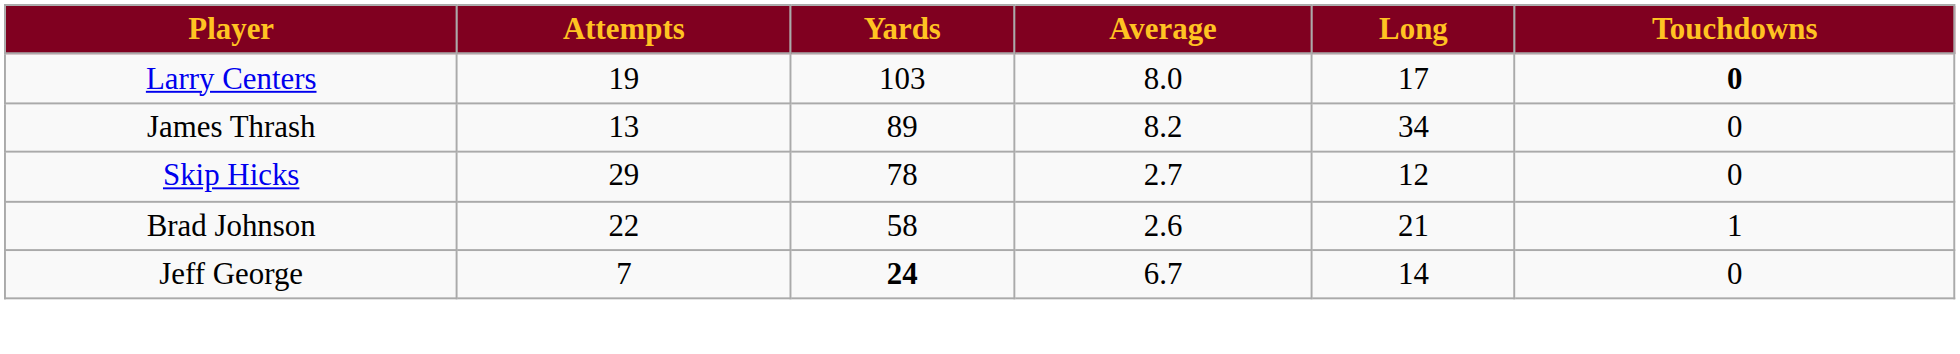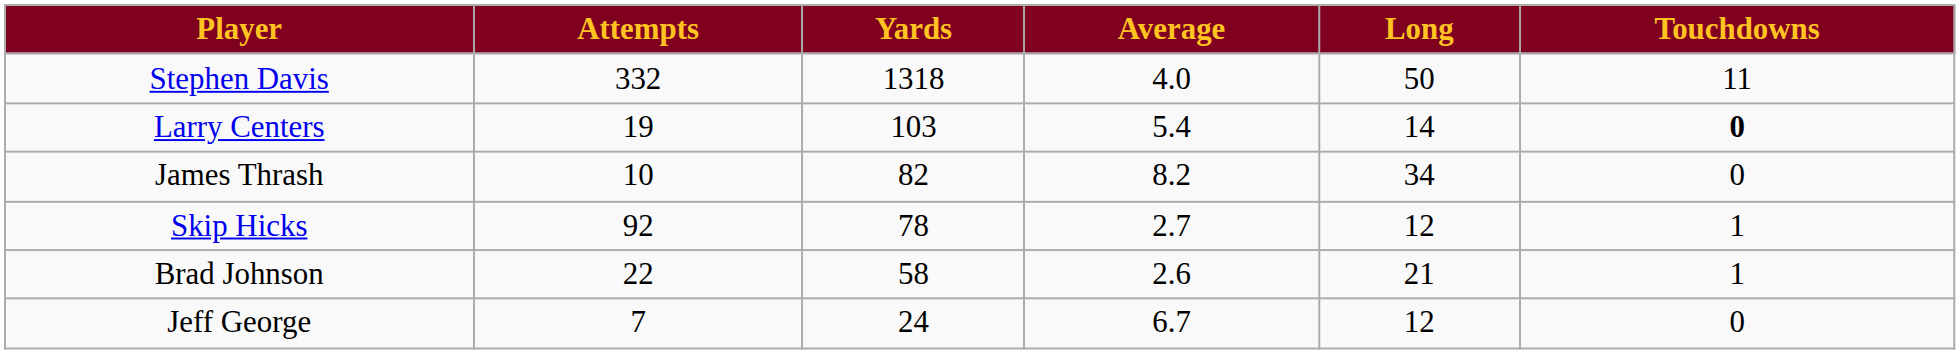+ row: (239, 77)
(1163, 77) 8.0 -> (1172, 126) 5.4
(1413, 77) 17 -> (1419, 126) 14
(624, 126) 13 -> (638, 175) 10
(902, 126) 89 -> (914, 175) 82
(624, 175) 29 -> (638, 224) 92
(1735, 175) 0 -> (1737, 224) 1
(902, 273) bold -> (914, 322) normal
(1413, 273) 14 -> (1419, 322) 12
